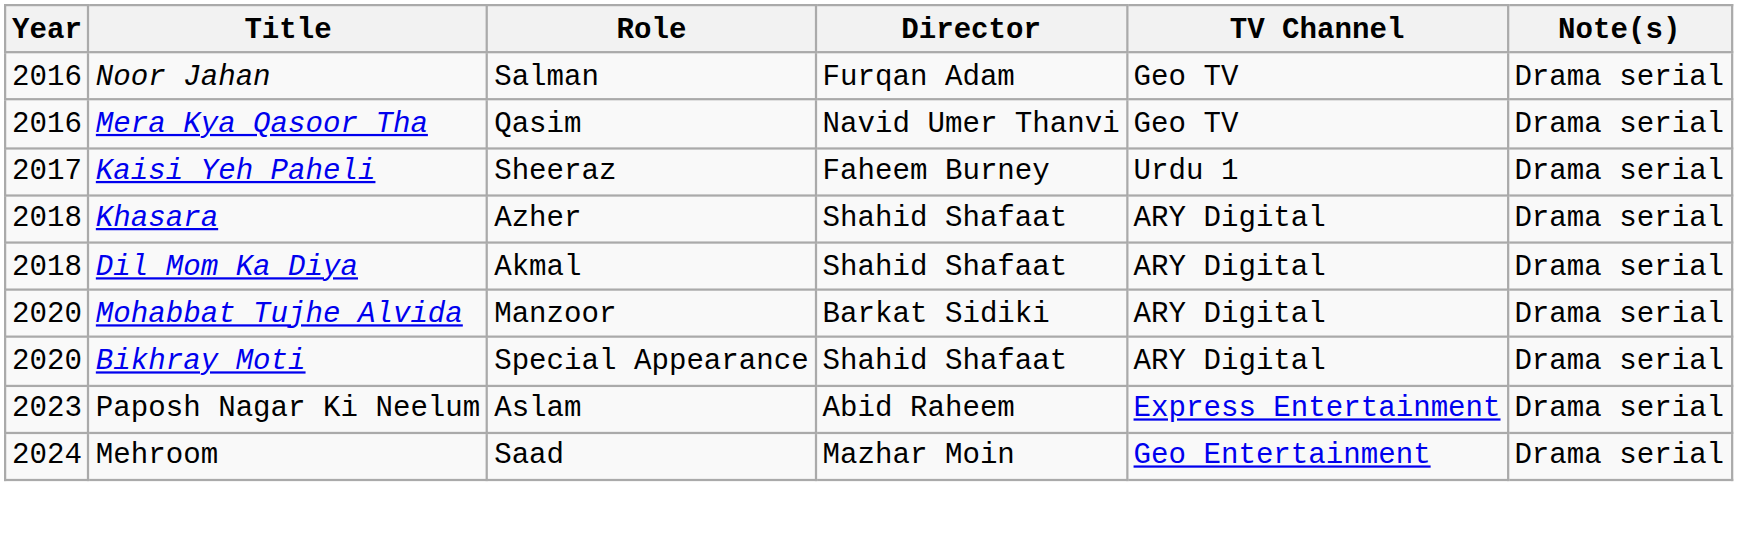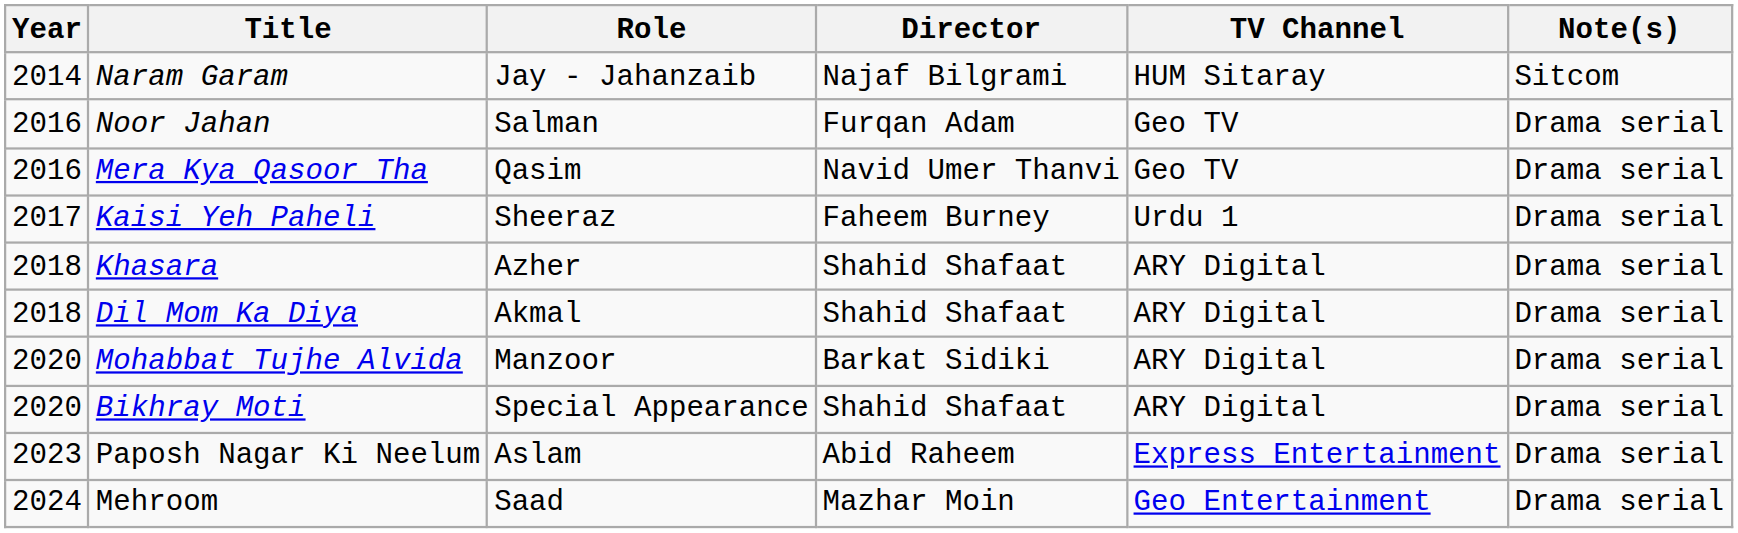+ row: (192, 76)
